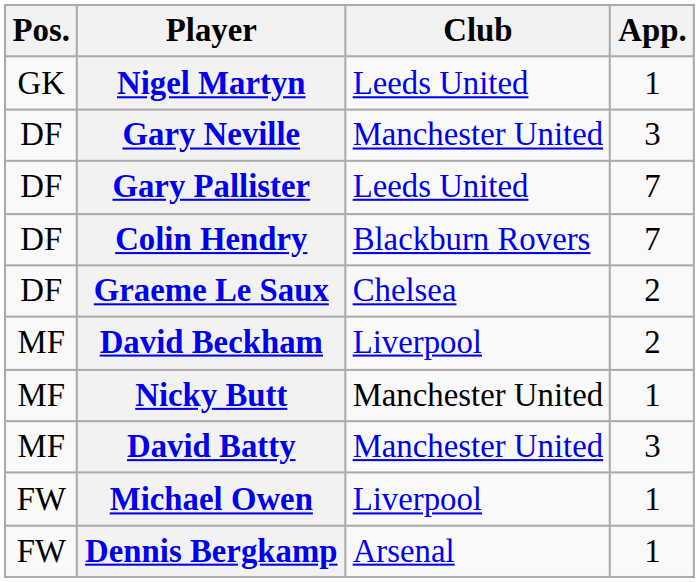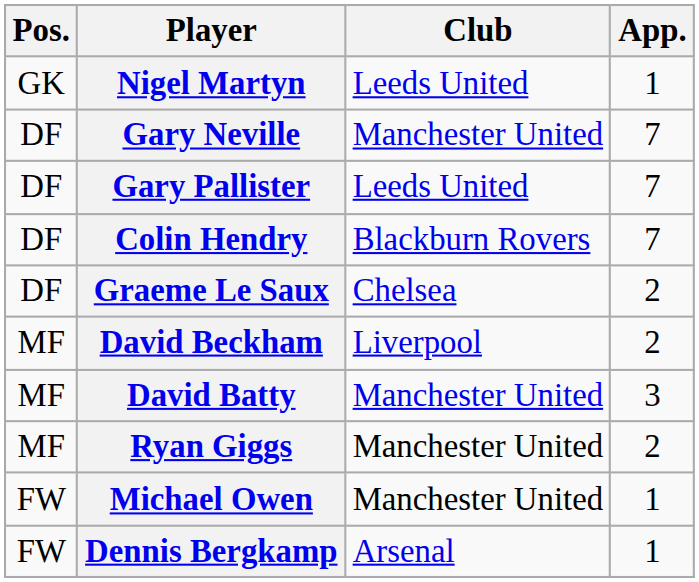(652, 134) 3 -> (652, 134) 7
- row: (211, 394)
+ row: (211, 446)
(417, 498) Liverpool -> (478, 498) Manchester United
